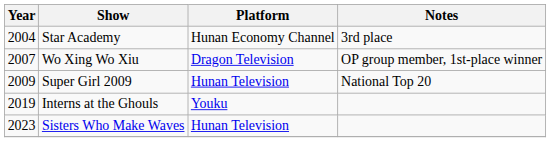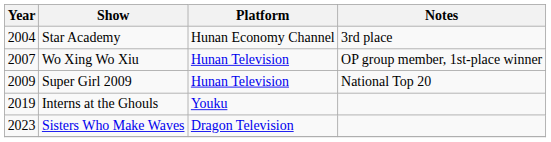(242, 59) Dragon Television -> (240, 59) Hunan Television
(240, 125) Hunan Television -> (242, 125) Dragon Television
